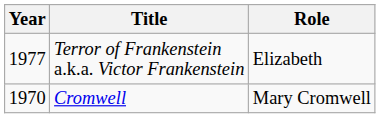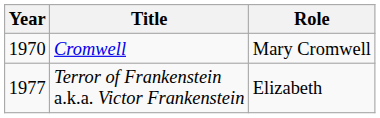rows swapped: (90, 98) <-> (149, 58)
